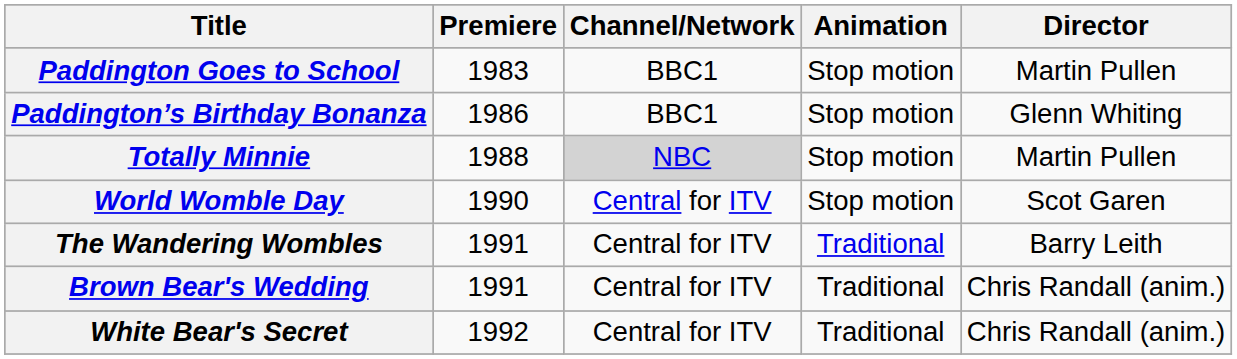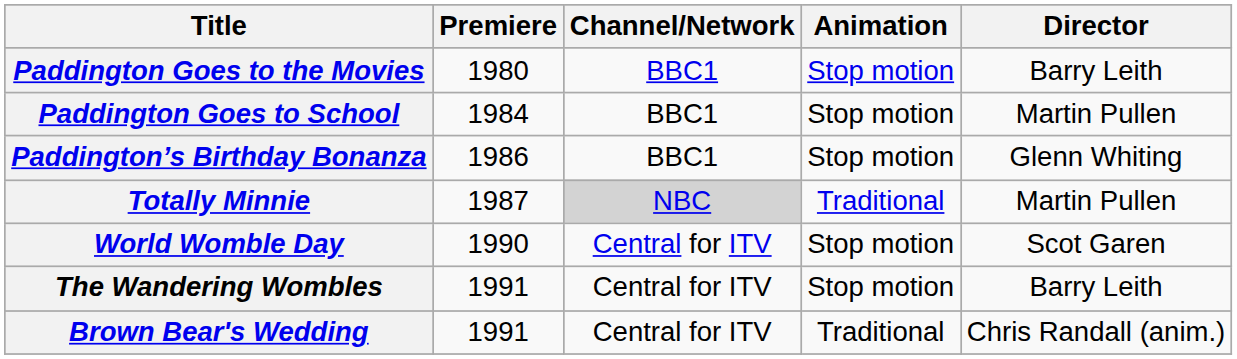+ row: (219, 69)
(498, 69) 1983 -> (498, 113) 1984
(498, 157) 1988 -> (498, 200) 1987
(881, 157) Stop motion -> (881, 200) Traditional
(881, 244) Traditional -> (881, 288) Stop motion
- row: (219, 331)
